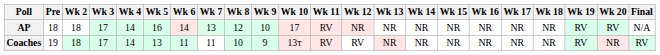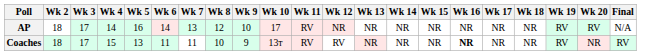- column: (53, 12)
(130, 43) 14 -> (111, 43) 15
(485, 43) normal -> (466, 43) bold
